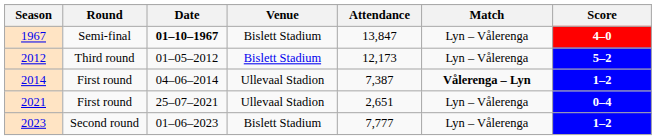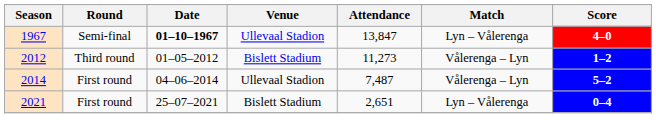(282, 36) Bislett Stadium -> (282, 36) Ullevaal Stadion
(379, 58) 12,173 -> (379, 58) 11,273
(487, 58) Lyn – Vålerenga -> (487, 58) Vålerenga – Lyn
(602, 58) 5–2 -> (602, 58) 1–2
(379, 80) 7,387 -> (379, 80) 7,487
(487, 80) bold -> (487, 80) normal
(602, 80) 1–2 -> (602, 80) 5–2
(282, 101) Ullevaal Stadion -> (282, 101) Bislett Stadium
- row: (34, 123)
